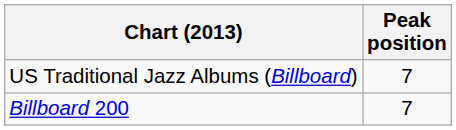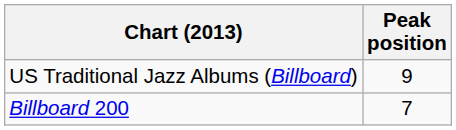(407, 76) 7 -> (407, 76) 9
